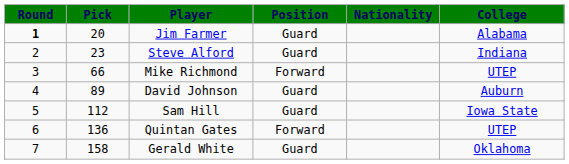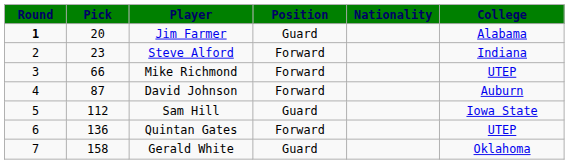(300, 53) Guard -> (300, 53) Forward
(98, 91) 89 -> (98, 91) 87
(300, 91) Guard -> (300, 91) Forward
